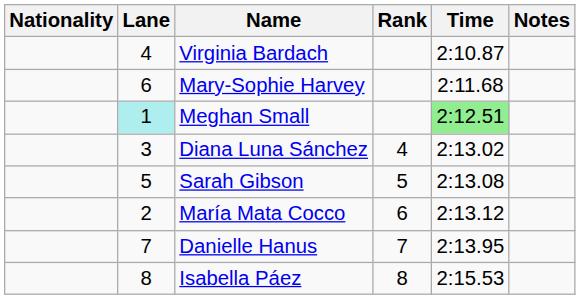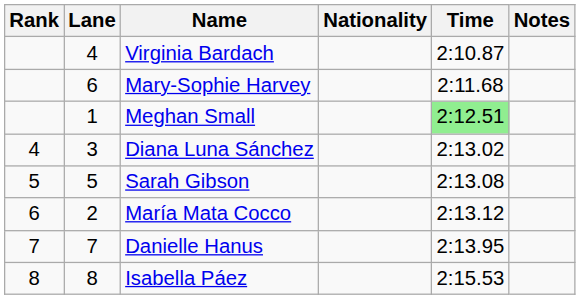columns swapped: (402, 20) <-> (61, 20)
(146, 117) paleturquoise background -> (92, 117) no background
